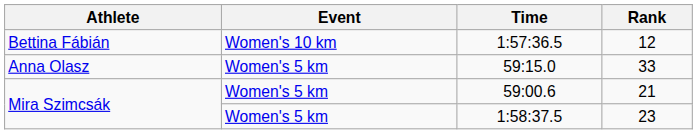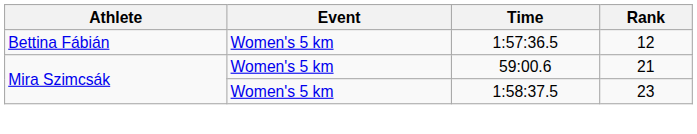(281, 42) Women's 10 km -> (282, 42) Women's 5 km
- row: (529, 67)
